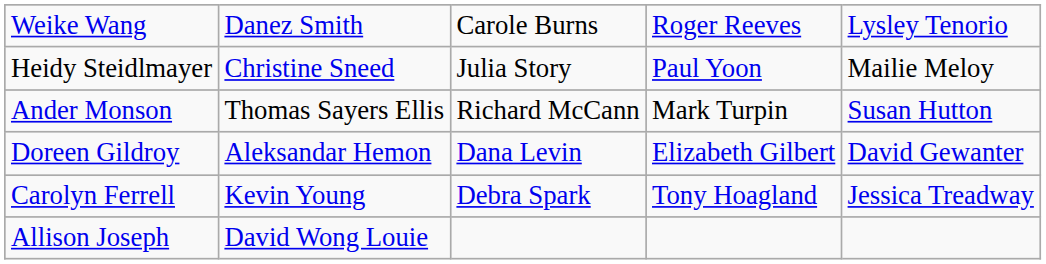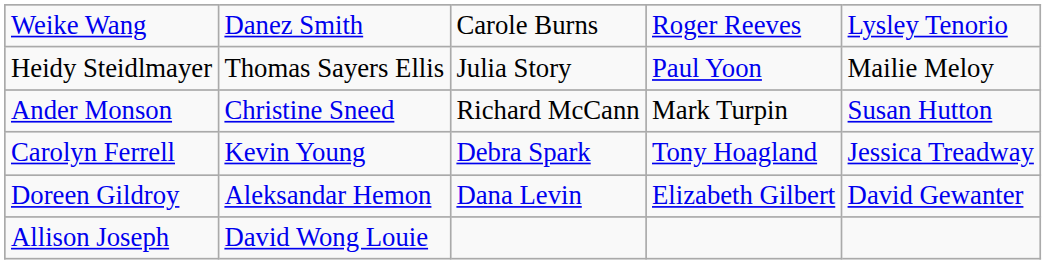(309, 68) Christine Sneed -> (334, 68) Thomas Sayers Ellis
(334, 110) Thomas Sayers Ellis -> (309, 110) Christine Sneed
rows swapped: (95, 152) <-> (93, 195)
